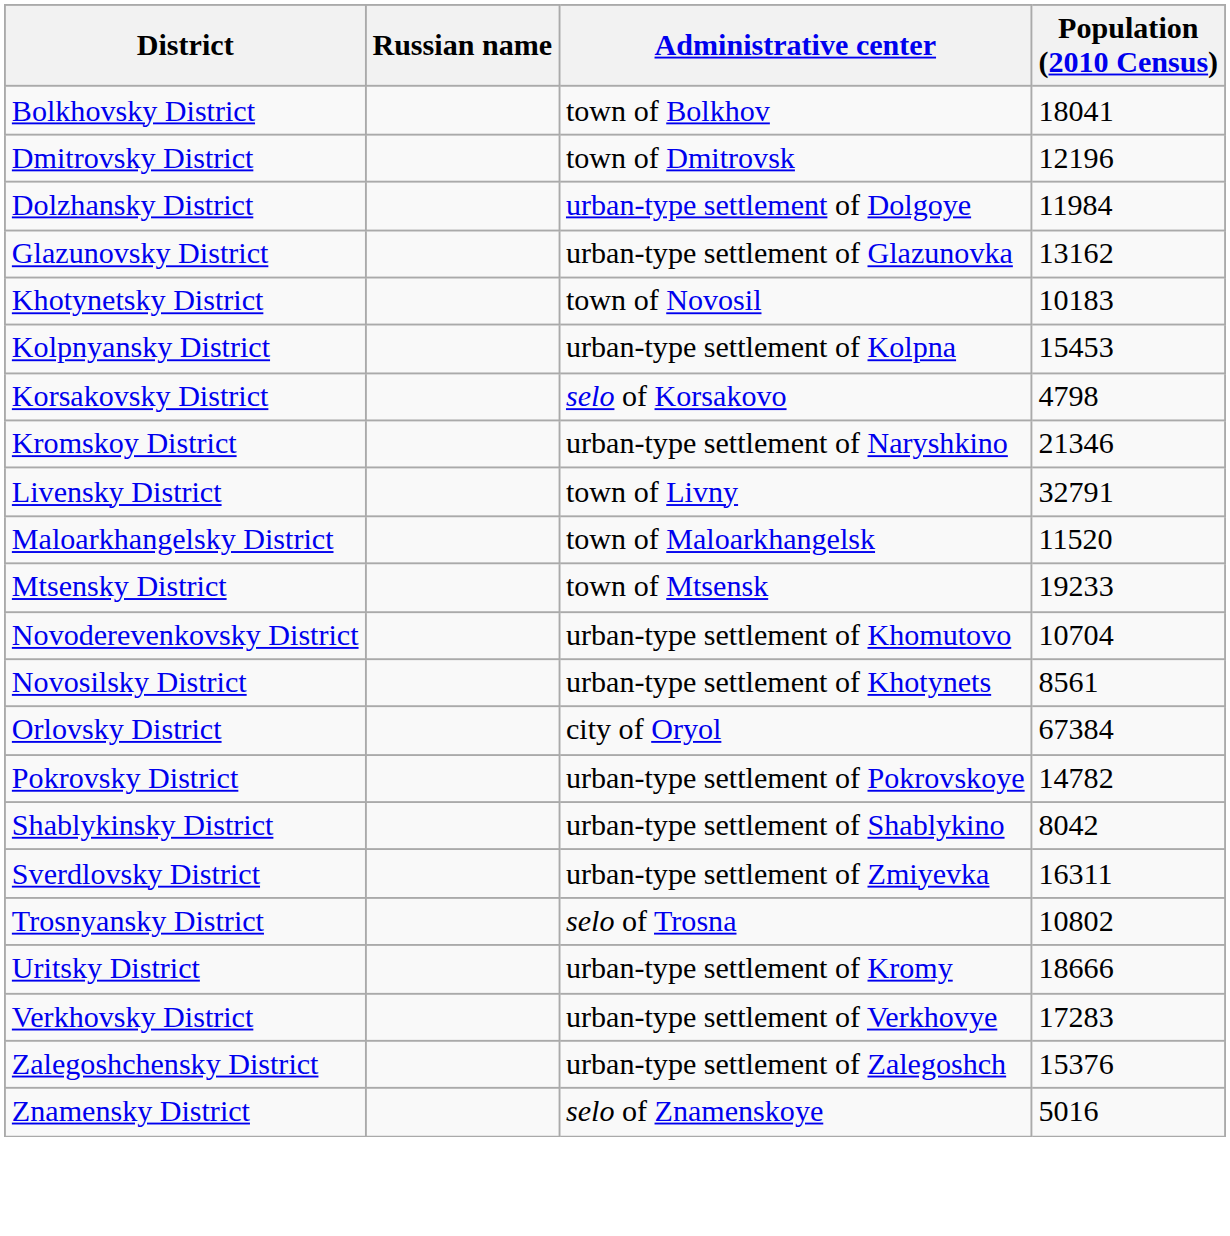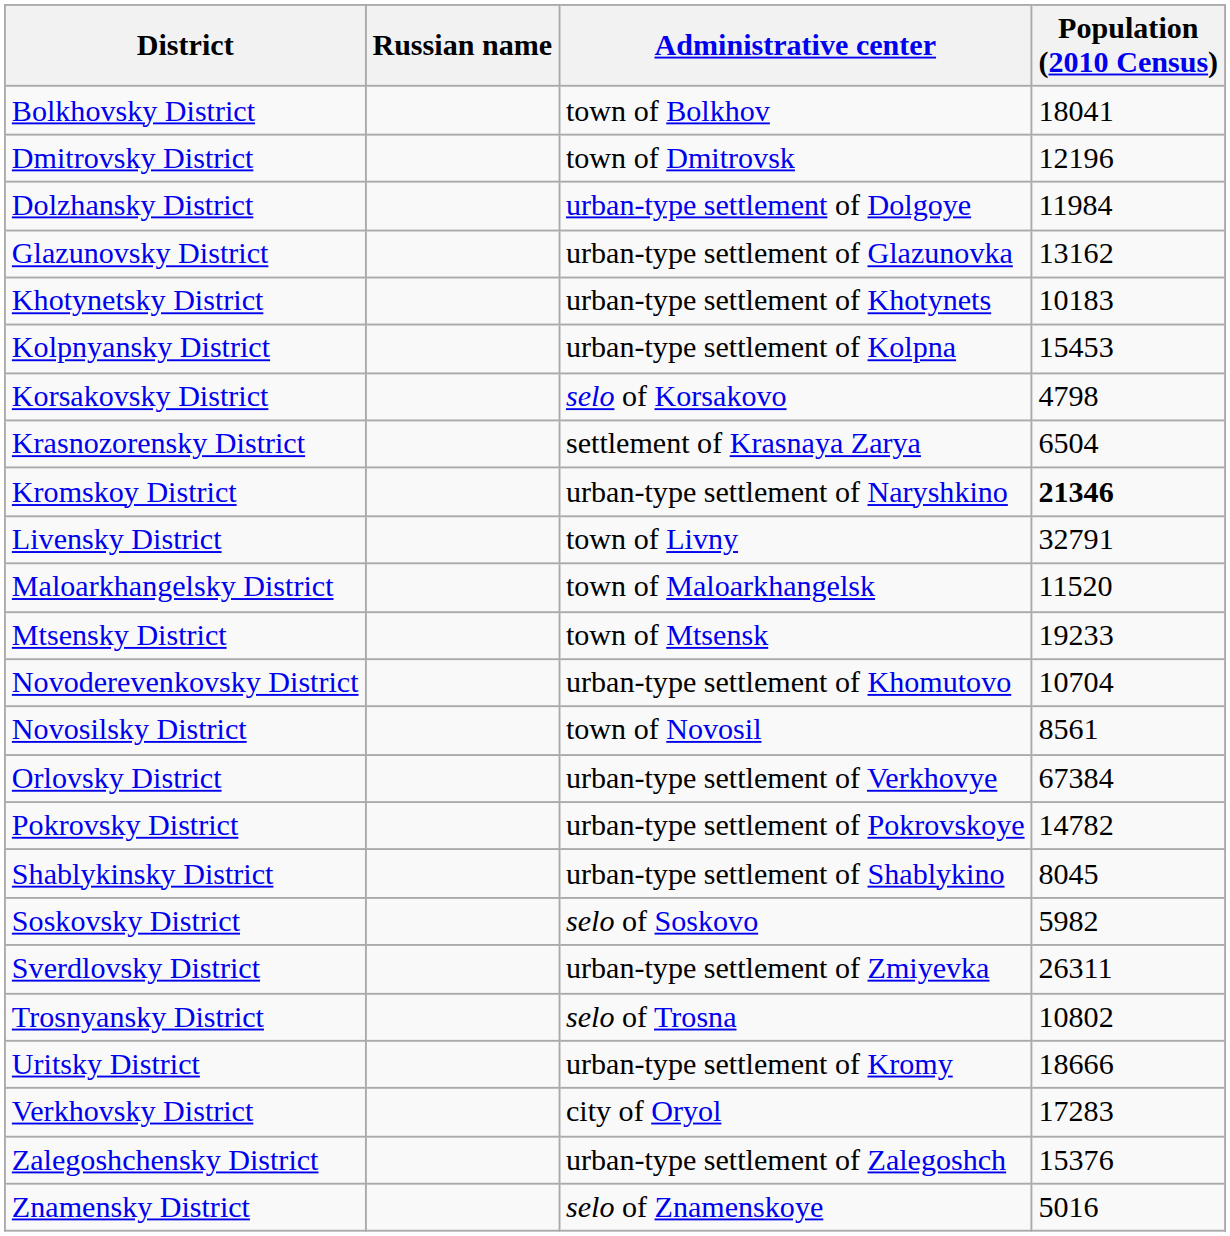(664, 300) town of Novosil -> (779, 300) urban-type settlement of Khotynets
+ row: (158, 443)
(1076, 443) normal -> (1076, 491) bold
(779, 682) urban-type settlement of Khotynets -> (664, 730) town of Novosil
(644, 730) city of Oryol -> (782, 777) urban-type settlement of Verkhovye
(1069, 825) 8042 -> (1069, 873) 8045
+ row: (126, 920)
(1076, 873) 16311 -> (1076, 968) 26311
(782, 1016) urban-type settlement of Verkhovye -> (644, 1111) city of Oryol
